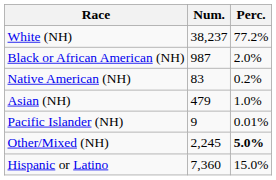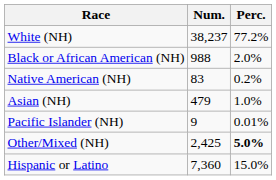(201, 57) 987 -> (201, 57) 988
(206, 143) 2,245 -> (206, 143) 2,425
